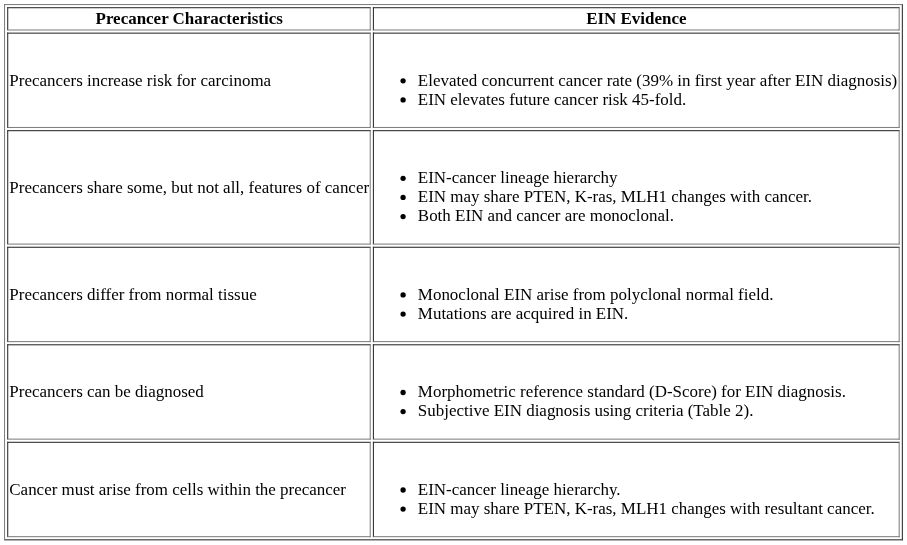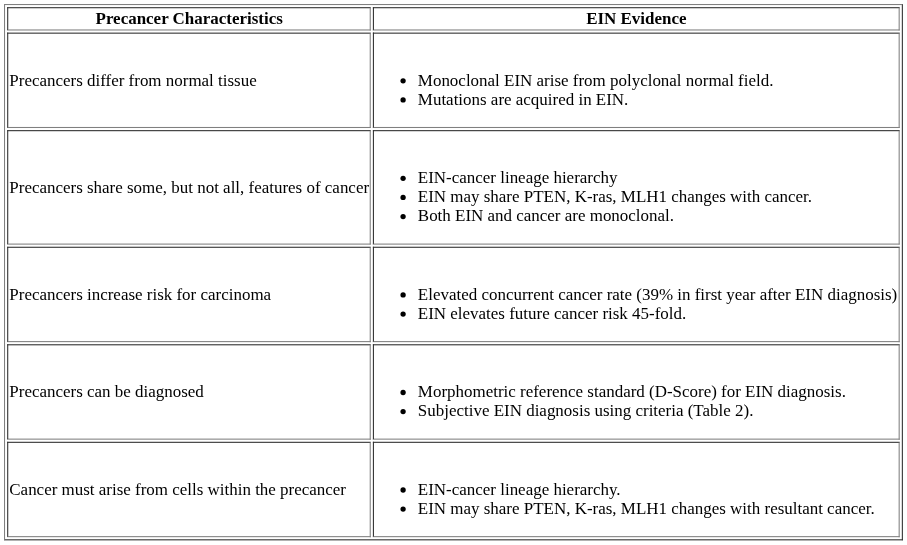rows swapped: (133, 294) <-> (140, 80)
